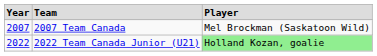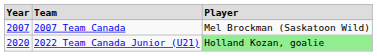(18, 43) 2022 -> (18, 43) 2020
